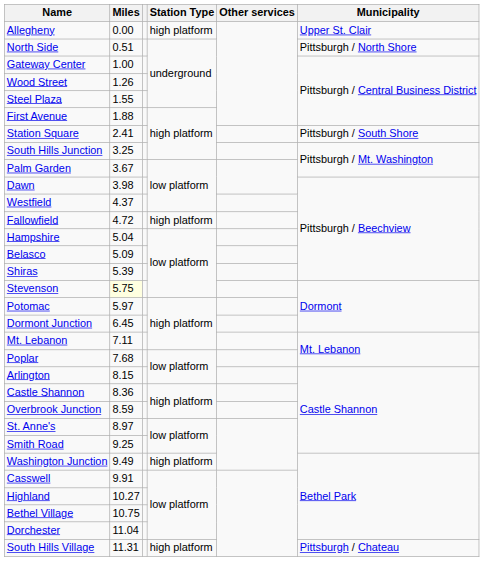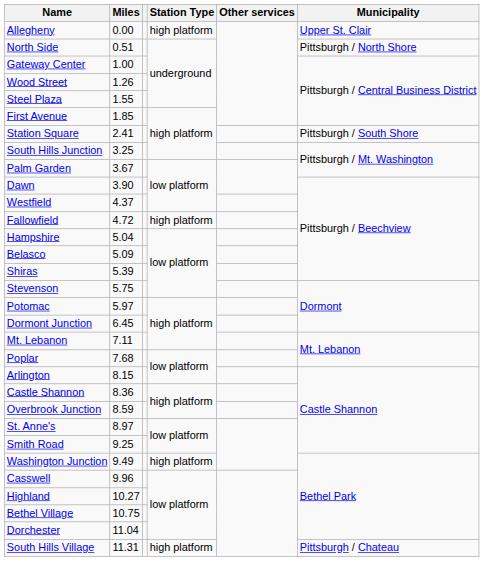(123, 116) 1.88 -> (123, 116) 1.85
(123, 185) 3.98 -> (123, 185) 3.90
(123, 289) lightyellow background -> (123, 289) no background
(123, 479) 9.91 -> (123, 479) 9.96
